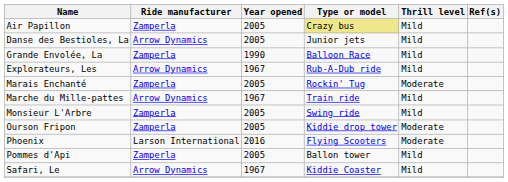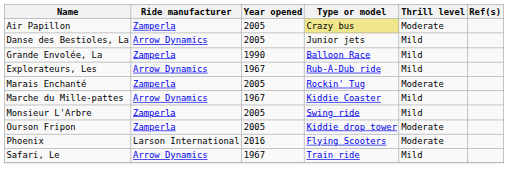(412, 26) Mild -> (422, 26) Moderate
(333, 98) Train ride -> (344, 98) Kiddie Coaster
- row: (38, 156)
(344, 170) Kiddie Coaster -> (333, 156) Train ride
